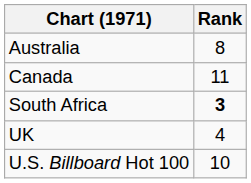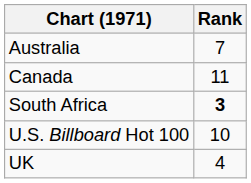(220, 47) 8 -> (220, 47) 7
rows swapped: (21, 134) <-> (99, 163)
